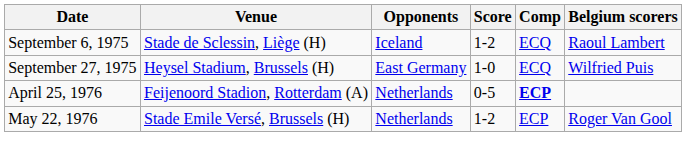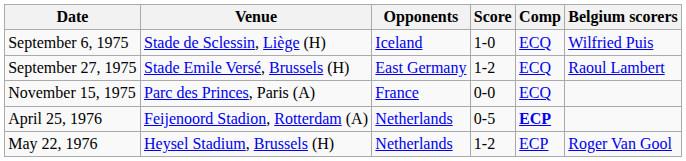(484, 42) 1-2 -> (484, 42) 1-0
(616, 42) Raoul Lambert -> (611, 42) Wilfried Puis
(239, 67) Heysel Stadium, Brussels (H) -> (247, 67) Stade Emile Versé, Brussels (H)
(484, 67) 1-0 -> (484, 67) 1-2
(611, 67) Wilfried Puis -> (616, 67) Raoul Lambert
+ row: (72, 93)
(247, 118) Stade Emile Versé, Brussels (H) -> (239, 144) Heysel Stadium, Brussels (H)
